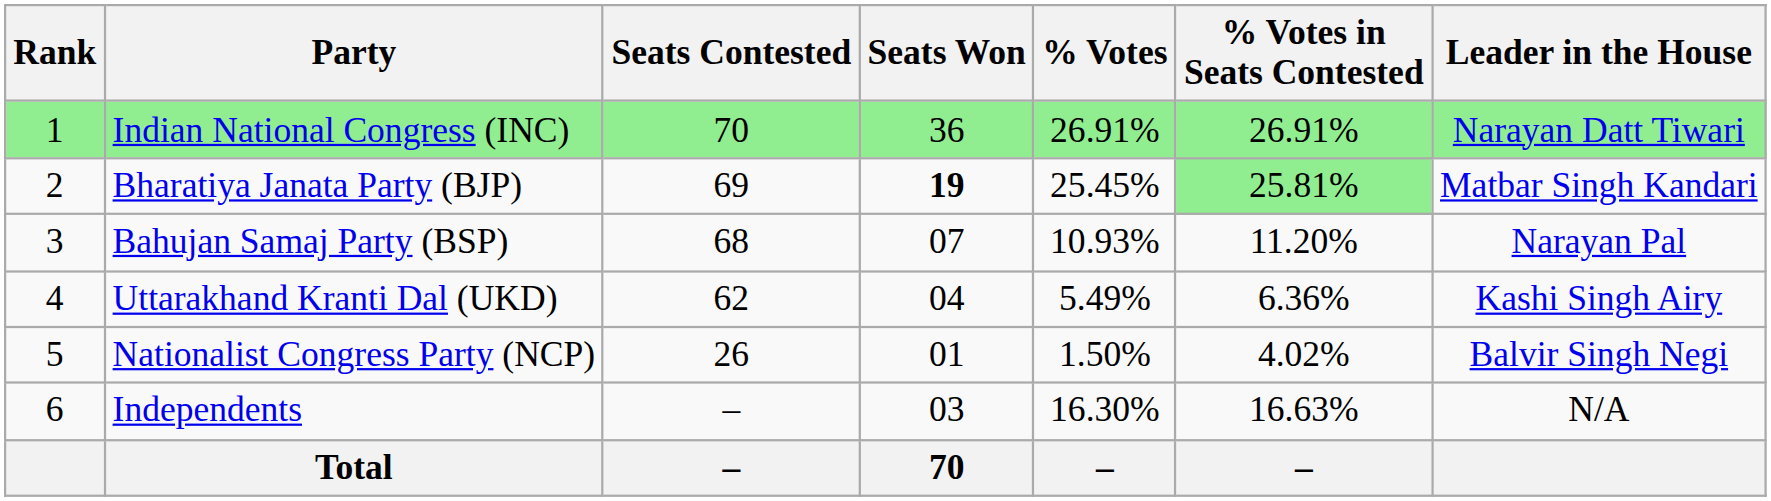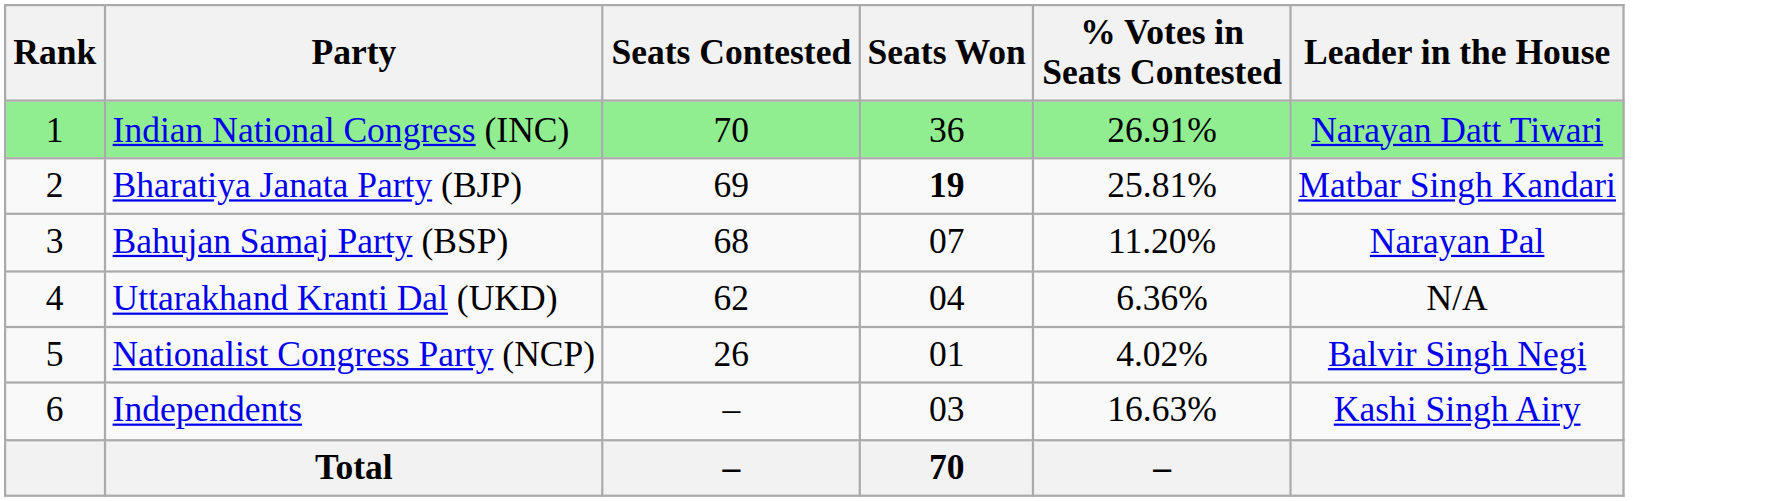- column: (1105, 52)
(1304, 185) lightgreen background -> (1162, 185) no background
(1599, 297) Kashi Singh Airy -> (1457, 297) N/A
(1599, 410) N/A -> (1457, 410) Kashi Singh Airy
